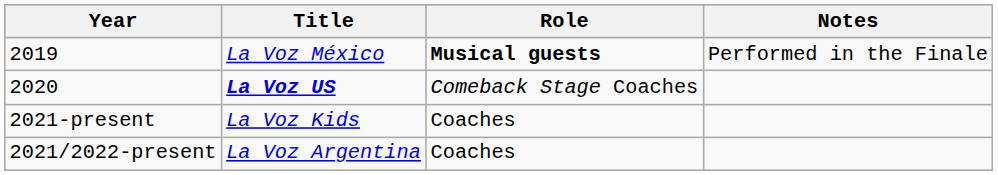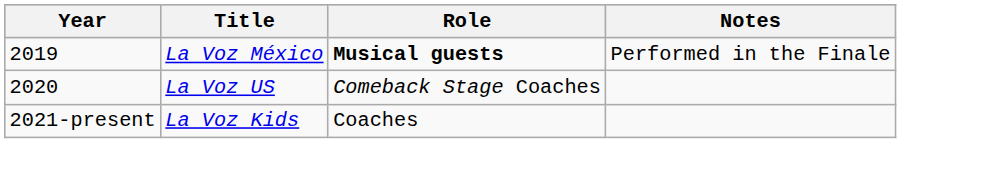(281, 87) bold -> (220, 87) normal
- row: (113, 154)
